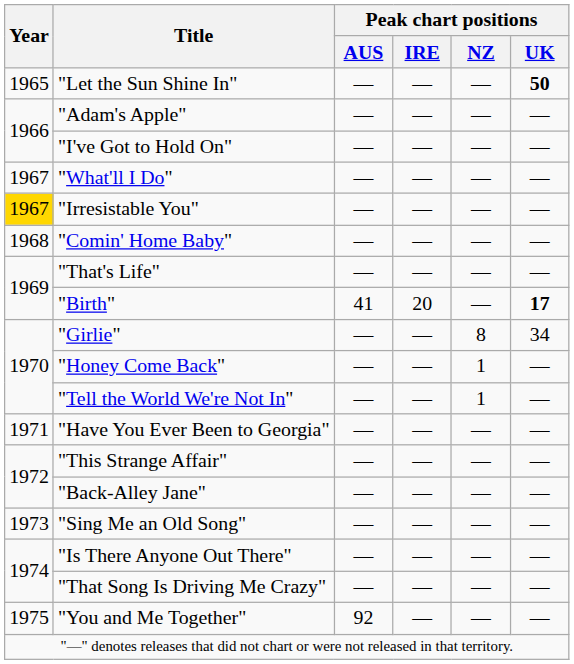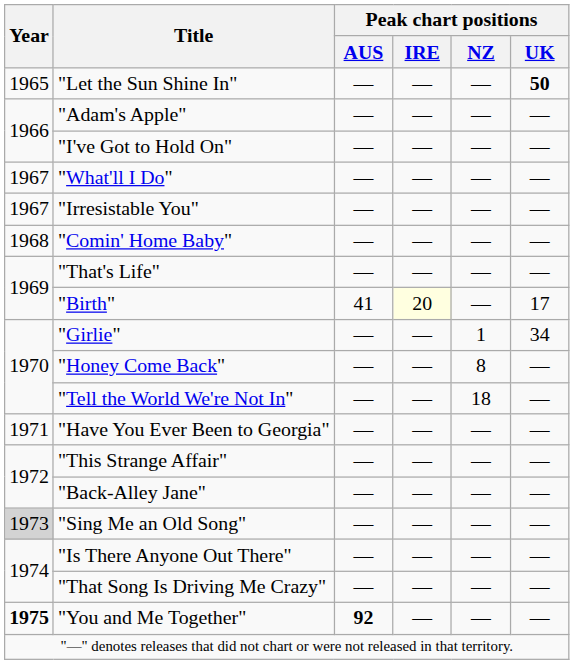(29, 209) gold background -> (29, 209) no background
(422, 303) no background -> (422, 303) lightyellow background
(540, 303) bold -> (540, 303) normal
(481, 334) 8 -> (481, 334) 1
(481, 366) 1 -> (481, 366) 8
(481, 397) 1 -> (481, 397) 18
(29, 523) no background -> (29, 523) lightgrey background
(29, 618) normal -> (29, 618) bold
(363, 618) normal -> (363, 618) bold
